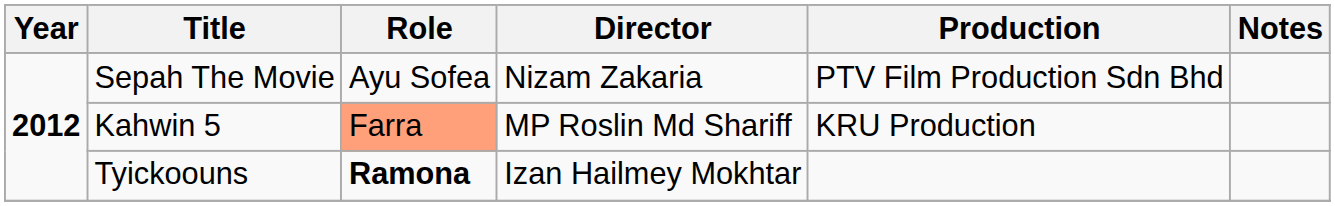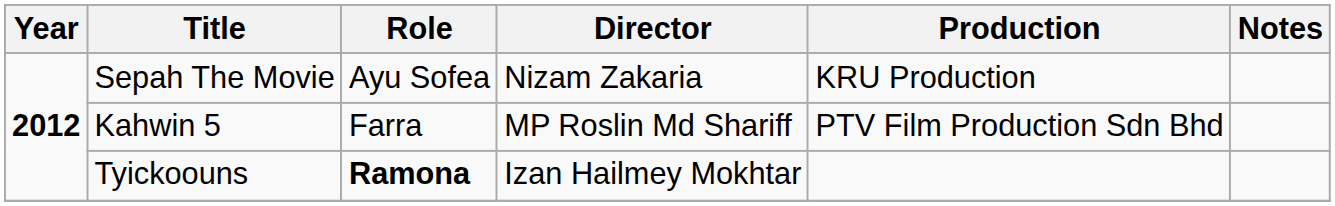(1020, 77) PTV Film Production Sdn Bhd -> (926, 77) KRU Production
(386, 126) lightsalmon background -> (386, 126) no background
(926, 126) KRU Production -> (1020, 126) PTV Film Production Sdn Bhd
